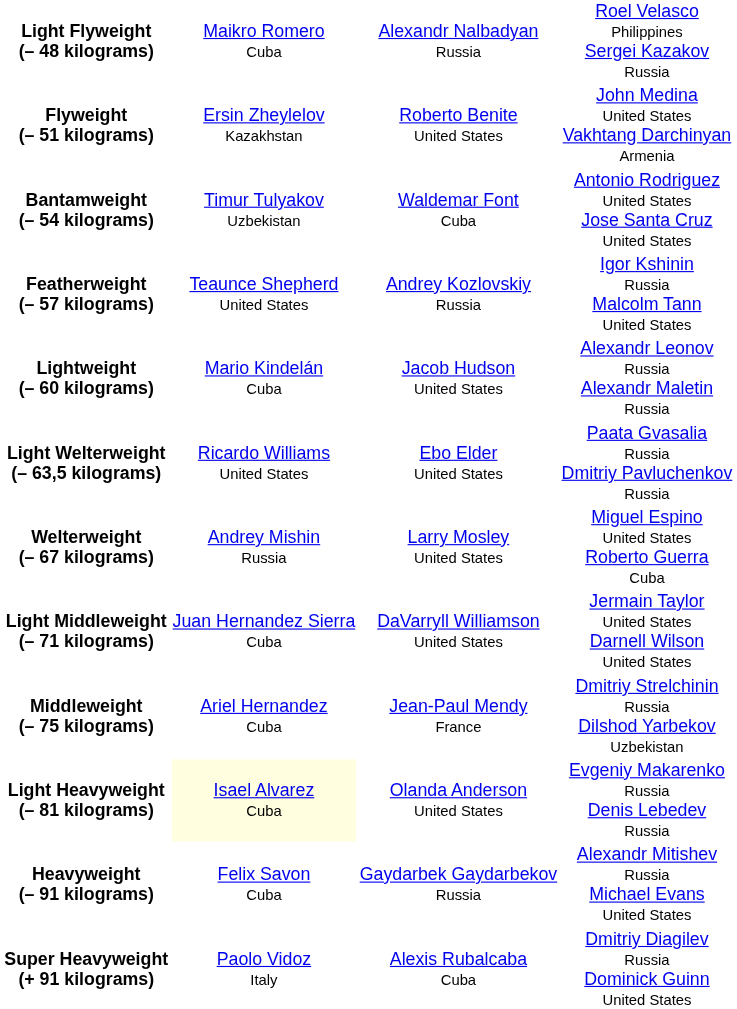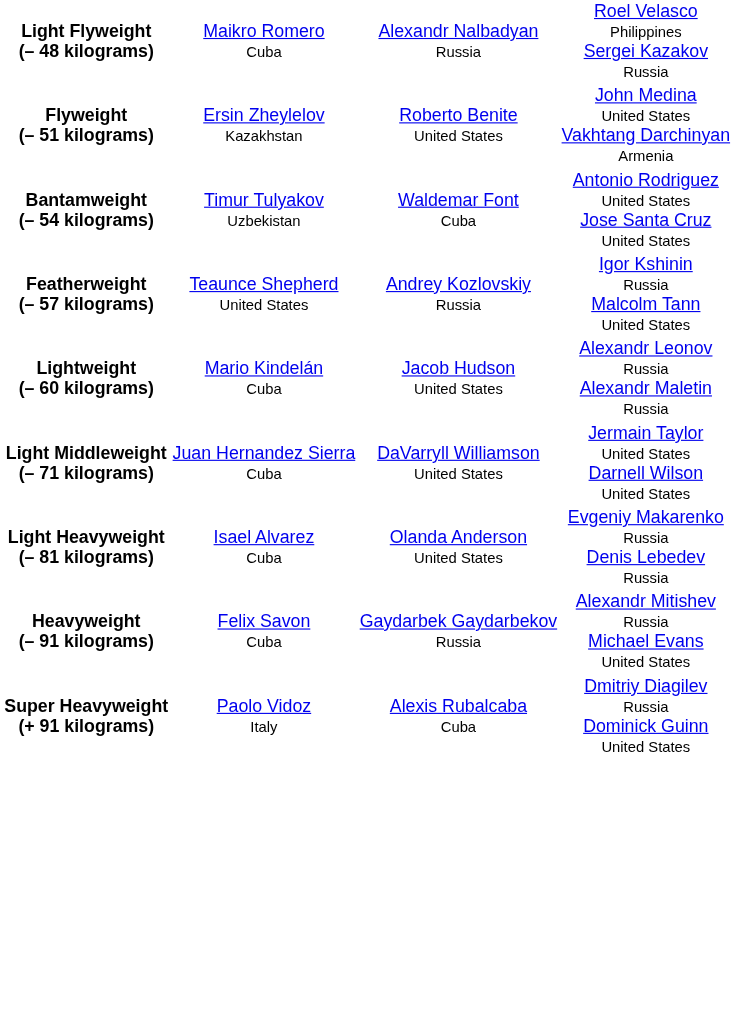- row: (86, 463)
- row: (86, 547)
- row: (86, 716)
(264, 800) lightyellow background -> (264, 547) no background
